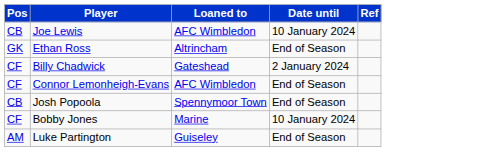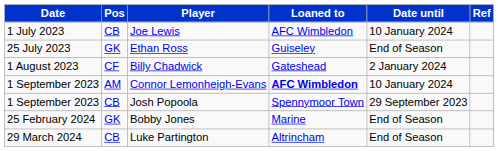+ column: (53, 13)
(201, 48) Altrincham -> (293, 48) Guiseley
(14, 84) CF -> (113, 84) AM
(215, 84) normal -> (315, 84) bold
(309, 84) End of Season -> (411, 84) 10 January 2024
(309, 102) End of Season -> (418, 102) 29 September 2023
(14, 119) CF -> (112, 119) GK
(314, 119) 10 January 2024 -> (406, 119) End of Season
(15, 137) AM -> (112, 137) CB
(196, 137) Guiseley -> (298, 137) Altrincham
